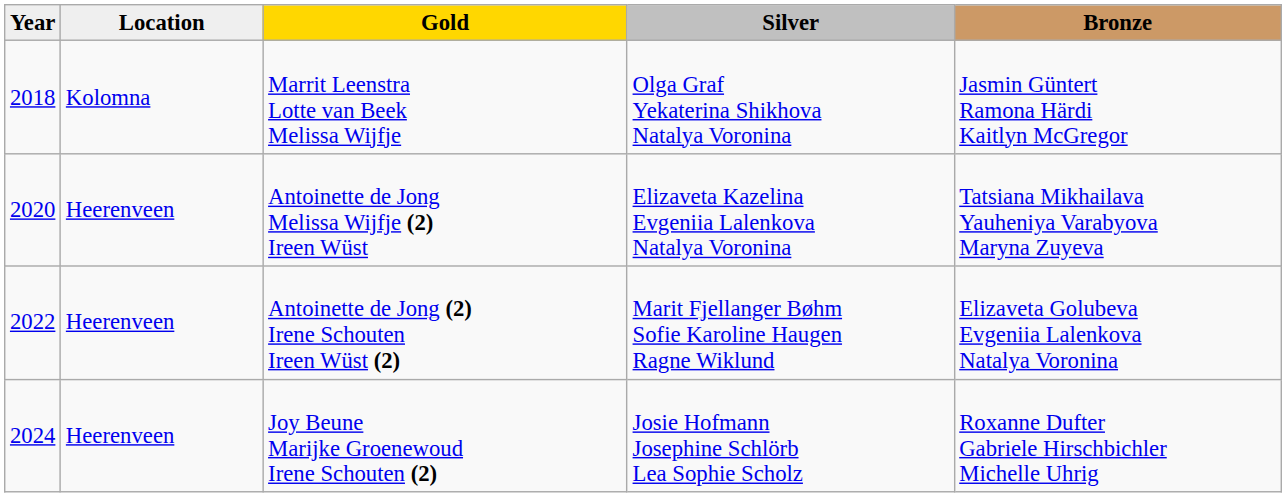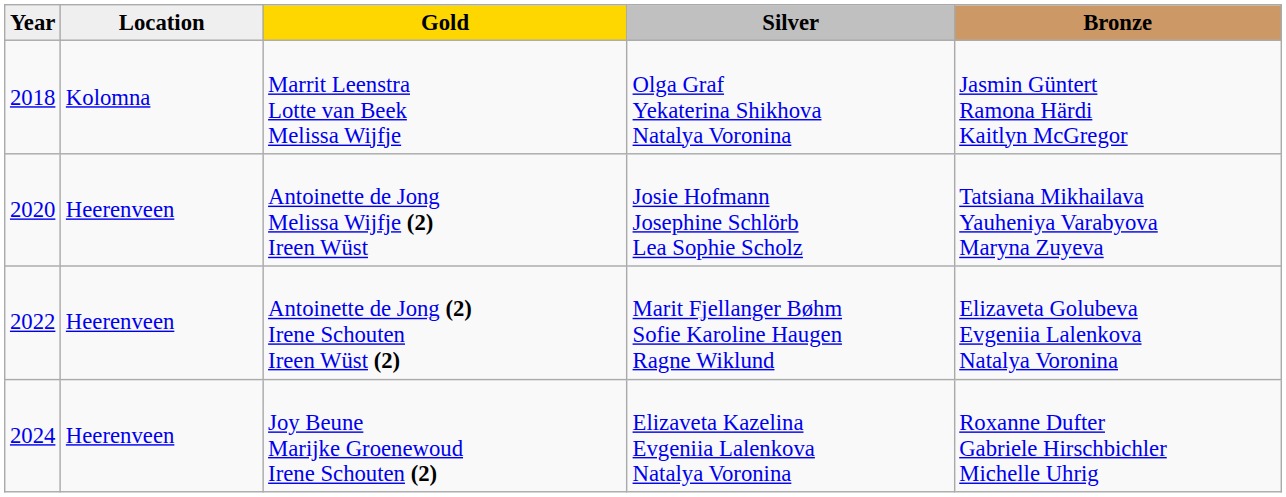(724, 222) Elizaveta Kazelina Evgeniia Lalenkova Natalya Voronina -> (718, 222) Josie Hofmann Josephine Schlörb Lea Sophie Scholz
(718, 447) Josie Hofmann Josephine Schlörb Lea Sophie Scholz -> (724, 447) Elizaveta Kazelina Evgeniia Lalenkova Natalya Voronina
